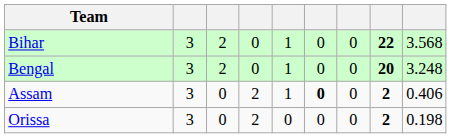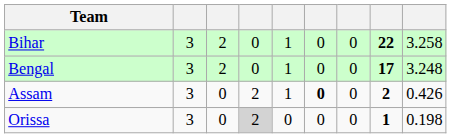(424, 42) 3.568 -> (424, 42) 3.258
(386, 68) 20 -> (386, 68) 17
(424, 94) 0.406 -> (424, 94) 0.426
(255, 119) no background -> (255, 119) lightgrey background
(386, 119) 2 -> (386, 119) 1
